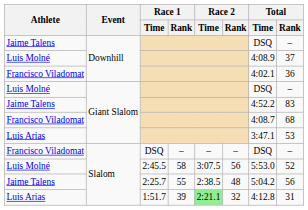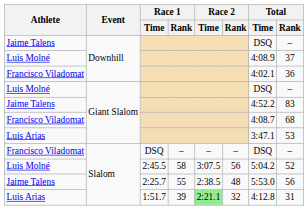(263, 166) 5:53.0 -> (263, 166) 5:04.2
(263, 182) 5:04.2 -> (263, 182) 5:53.0
